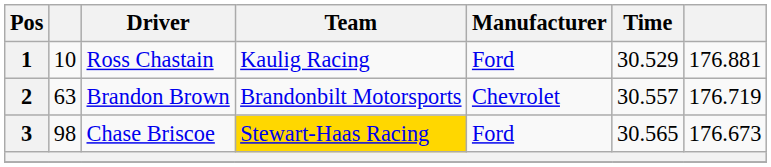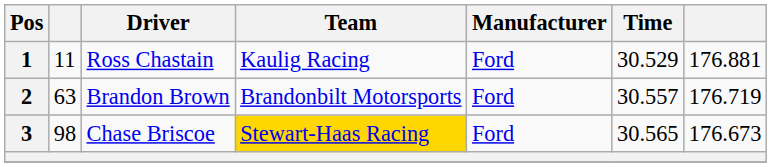(65, 59) 10 -> (65, 59) 11
(516, 96) Chevrolet -> (493, 96) Ford
